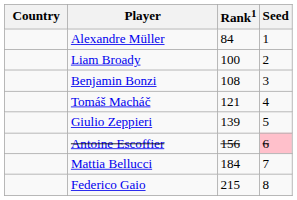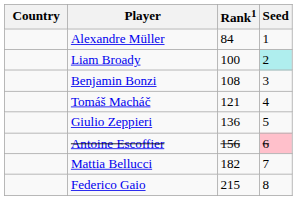(266, 60) no background -> (266, 60) paleturquoise background
(230, 122) 139 -> (230, 122) 136
(230, 164) 184 -> (230, 164) 182
